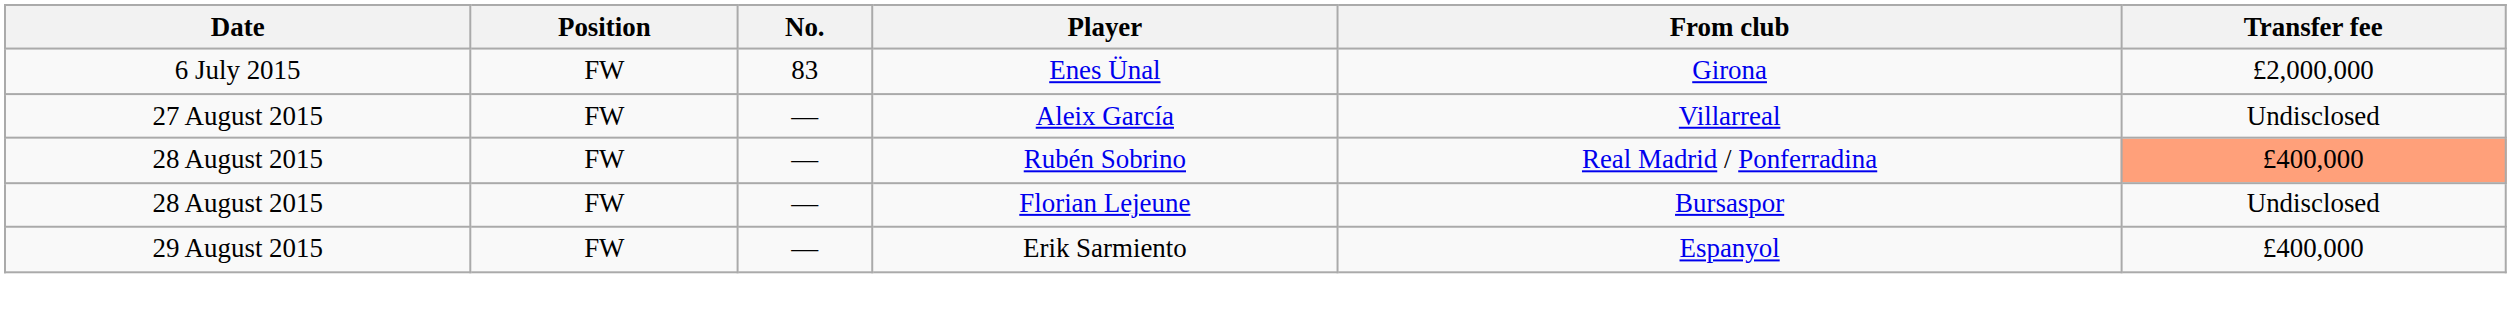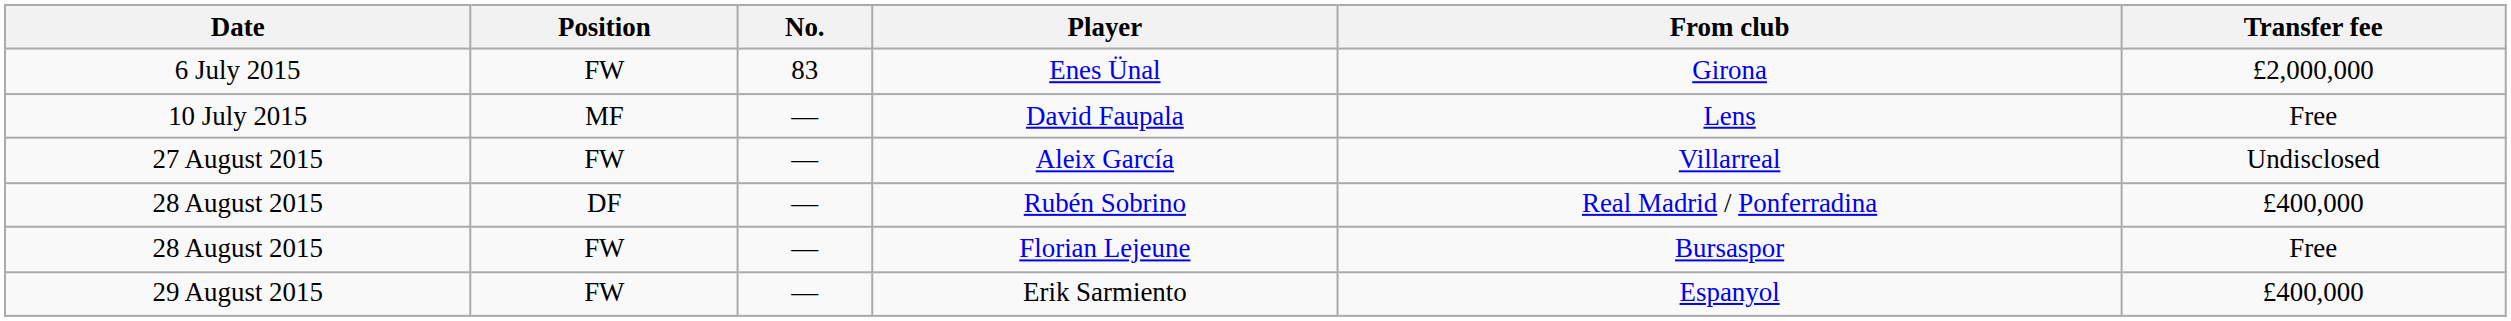+ row: (1105, 115)
(604, 159) FW -> (604, 204) DF
(2313, 159) lightsalmon background -> (2313, 204) no background
(2313, 204) Undisclosed -> (2313, 248) Free
